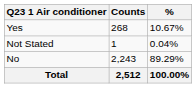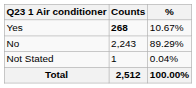(119, 28) normal -> (119, 28) bold
rows swapped: (13, 59) <-> (30, 43)
